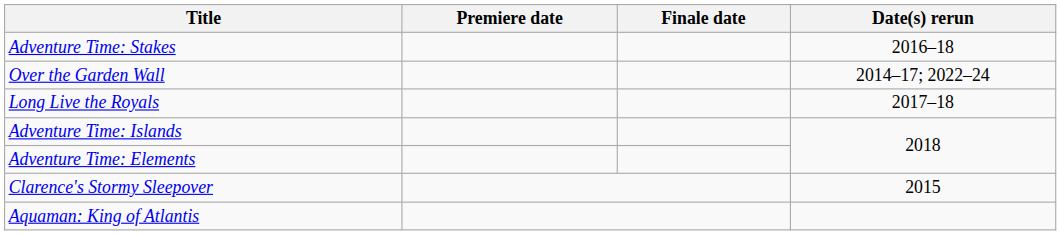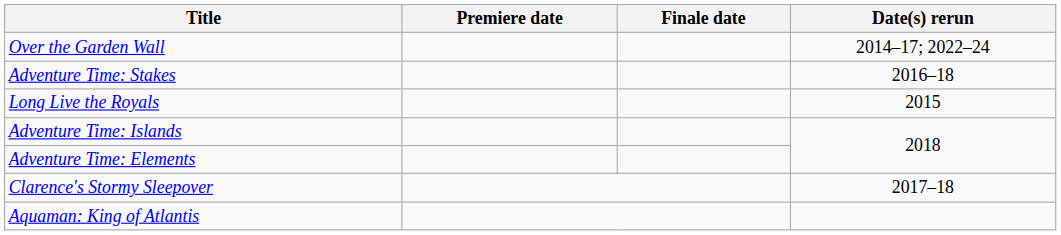rows swapped: (87, 74) <-> (92, 46)
(923, 103) 2017–18 -> (923, 103) 2015
(923, 187) 2015 -> (923, 187) 2017–18
